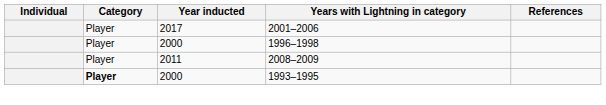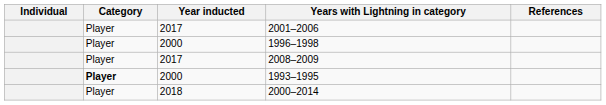(171, 60) 2011 -> (171, 60) 2017
+ row: (293, 92)
